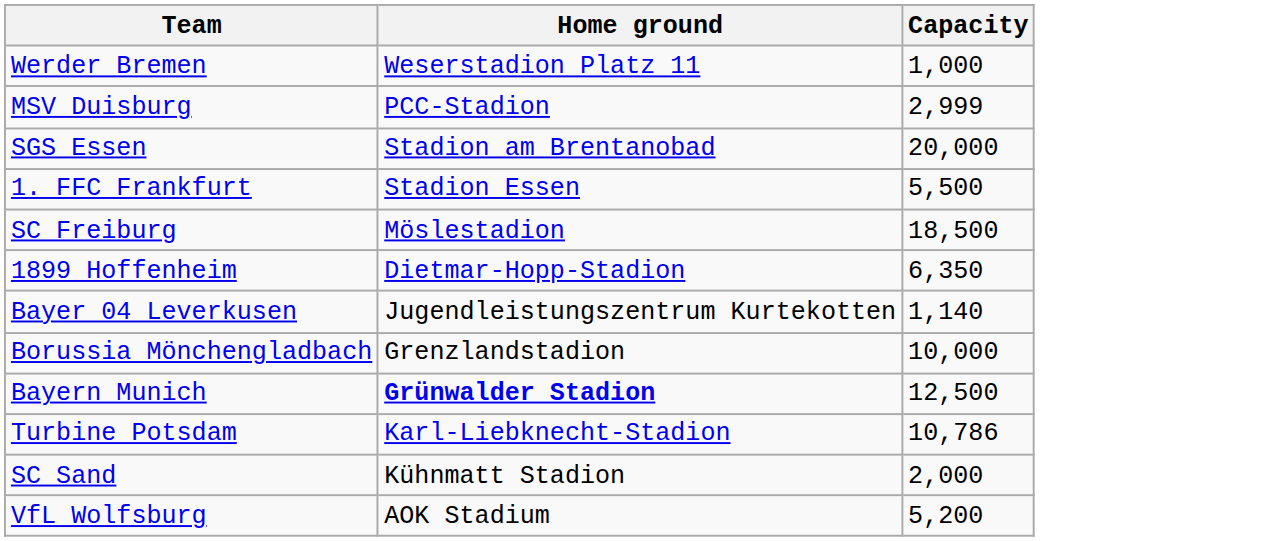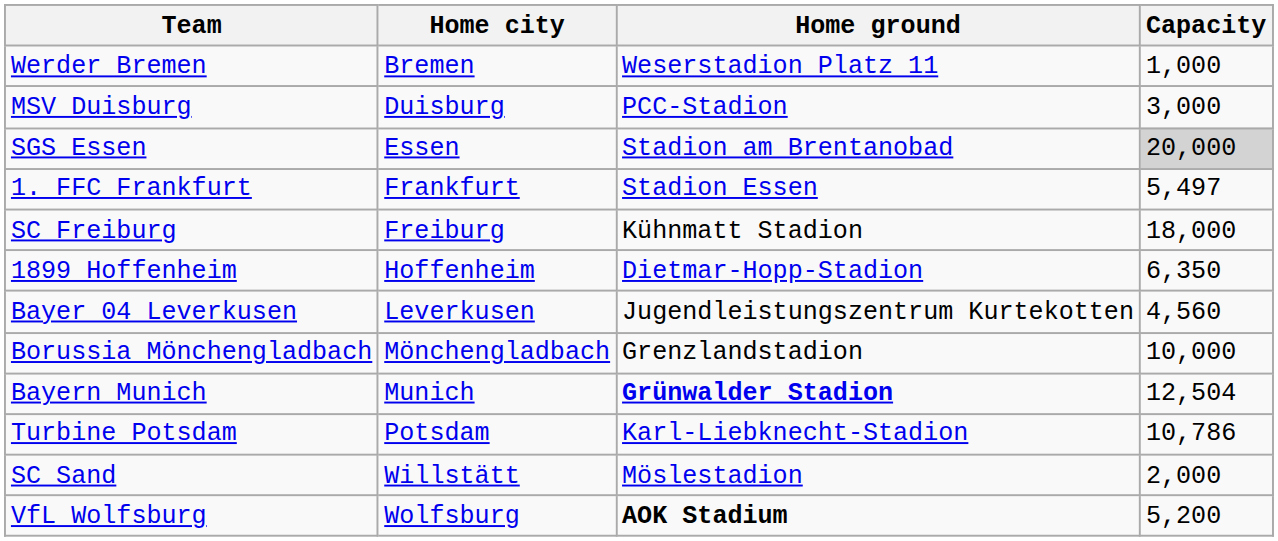+ column: (497, 25)
(946, 107) 2,999 -> (1184, 107) 3,000
(953, 148) no background -> (1191, 148) lightgrey background
(946, 189) 5,500 -> (1184, 189) 5,497
(475, 230) Möslestadion -> (743, 230) Kühnmatt Stadion
(953, 230) 18,500 -> (1191, 230) 18,000
(946, 312) 1,140 -> (1184, 312) 4,560
(953, 393) 12,500 -> (1191, 393) 12,504
(505, 475) Kühnmatt Stadion -> (712, 475) Möslestadion
(467, 516) normal -> (705, 516) bold
